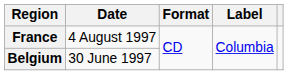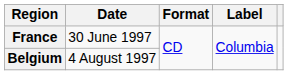(112, 37) 4 August 1997 -> (110, 37) 30 June 1997
(110, 59) 30 June 1997 -> (112, 59) 4 August 1997
